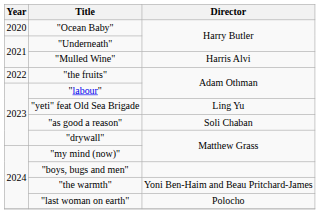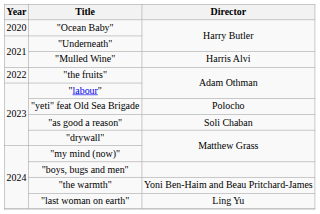(228, 106) Ling Yu -> (228, 106) Polocho
(228, 201) Polocho -> (228, 201) Ling Yu
